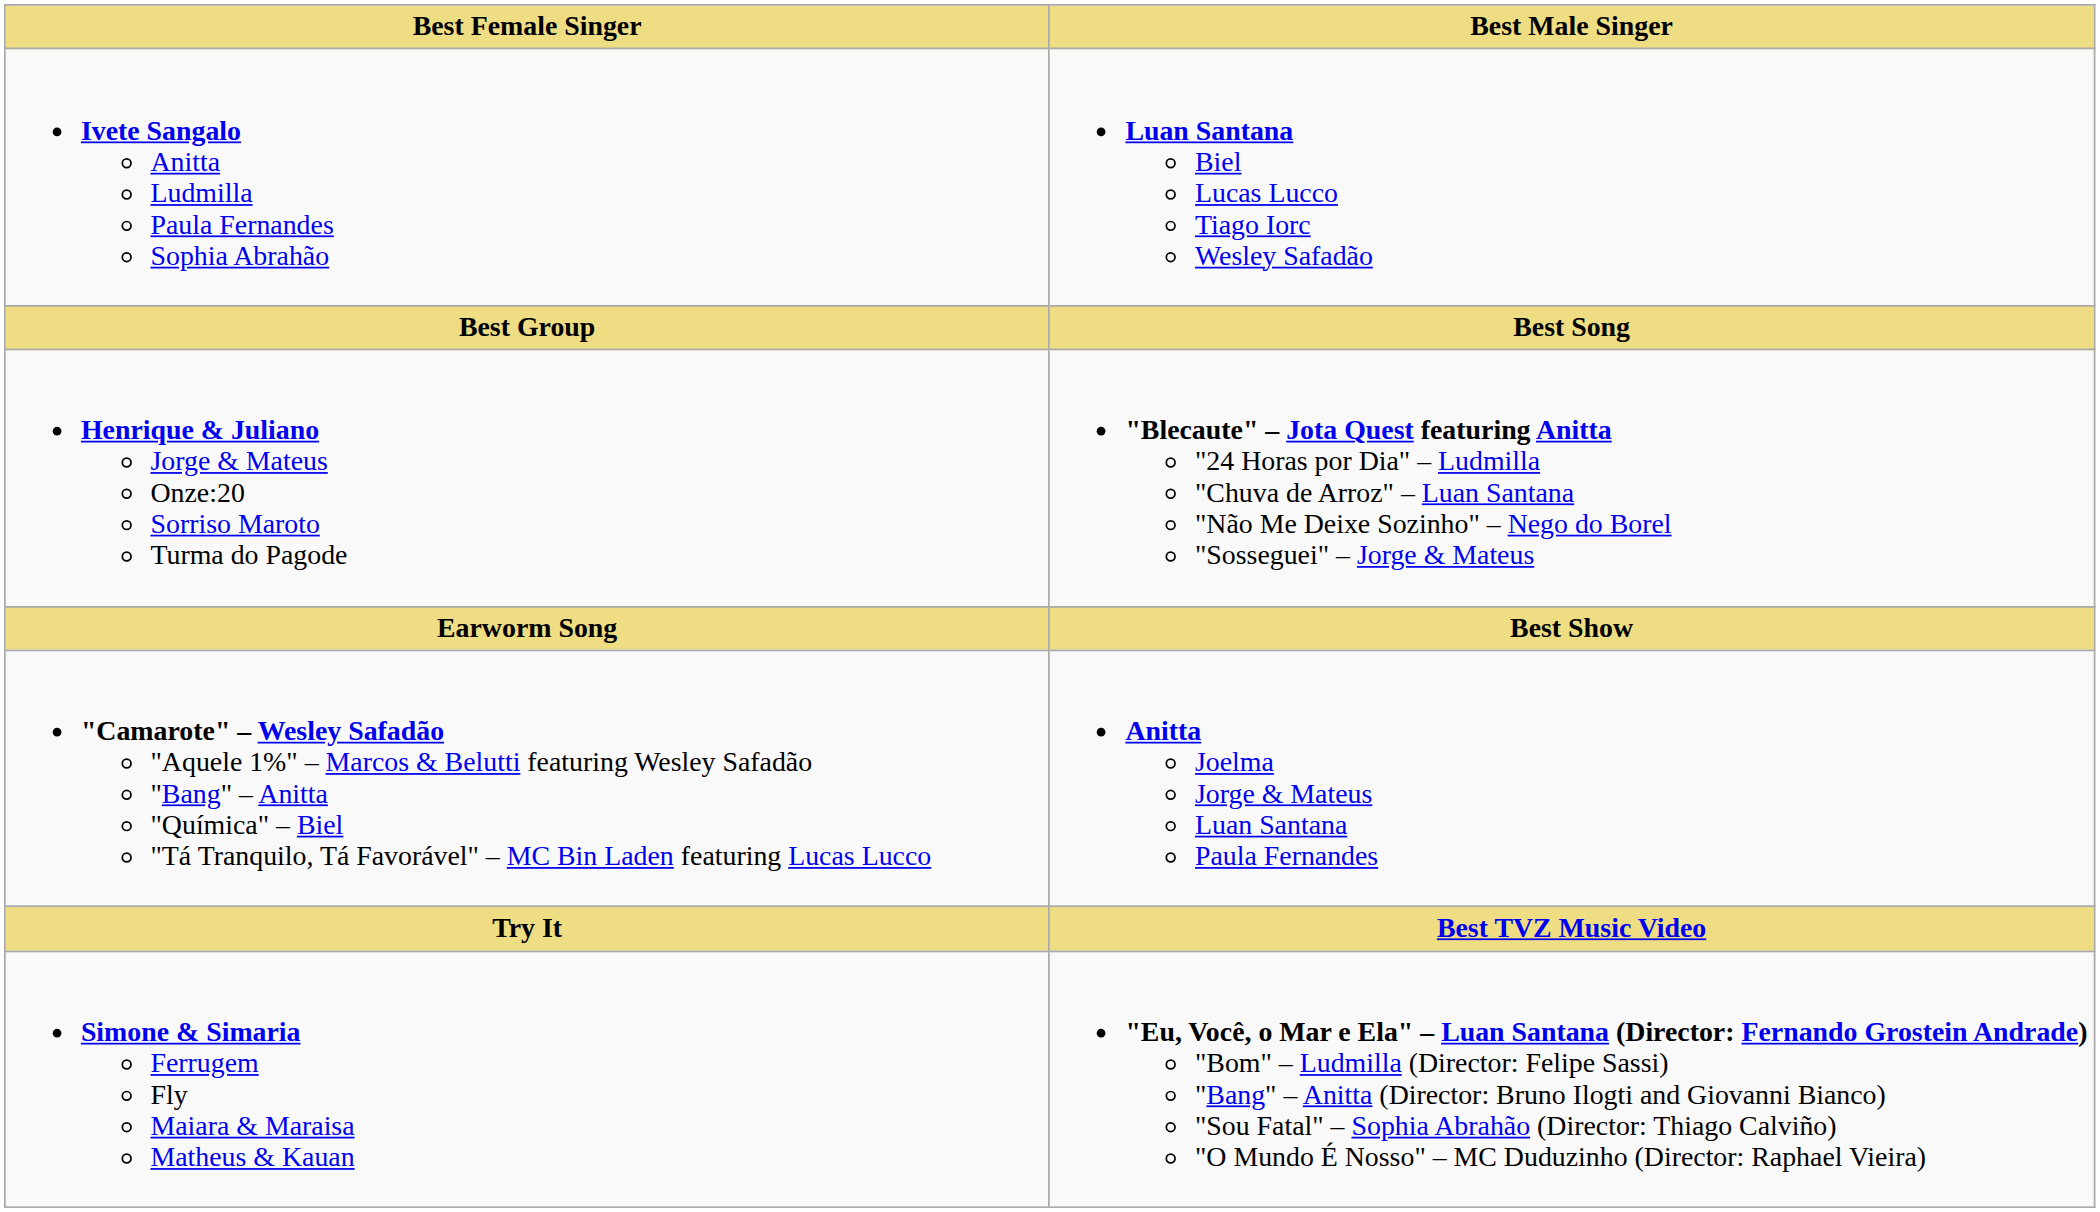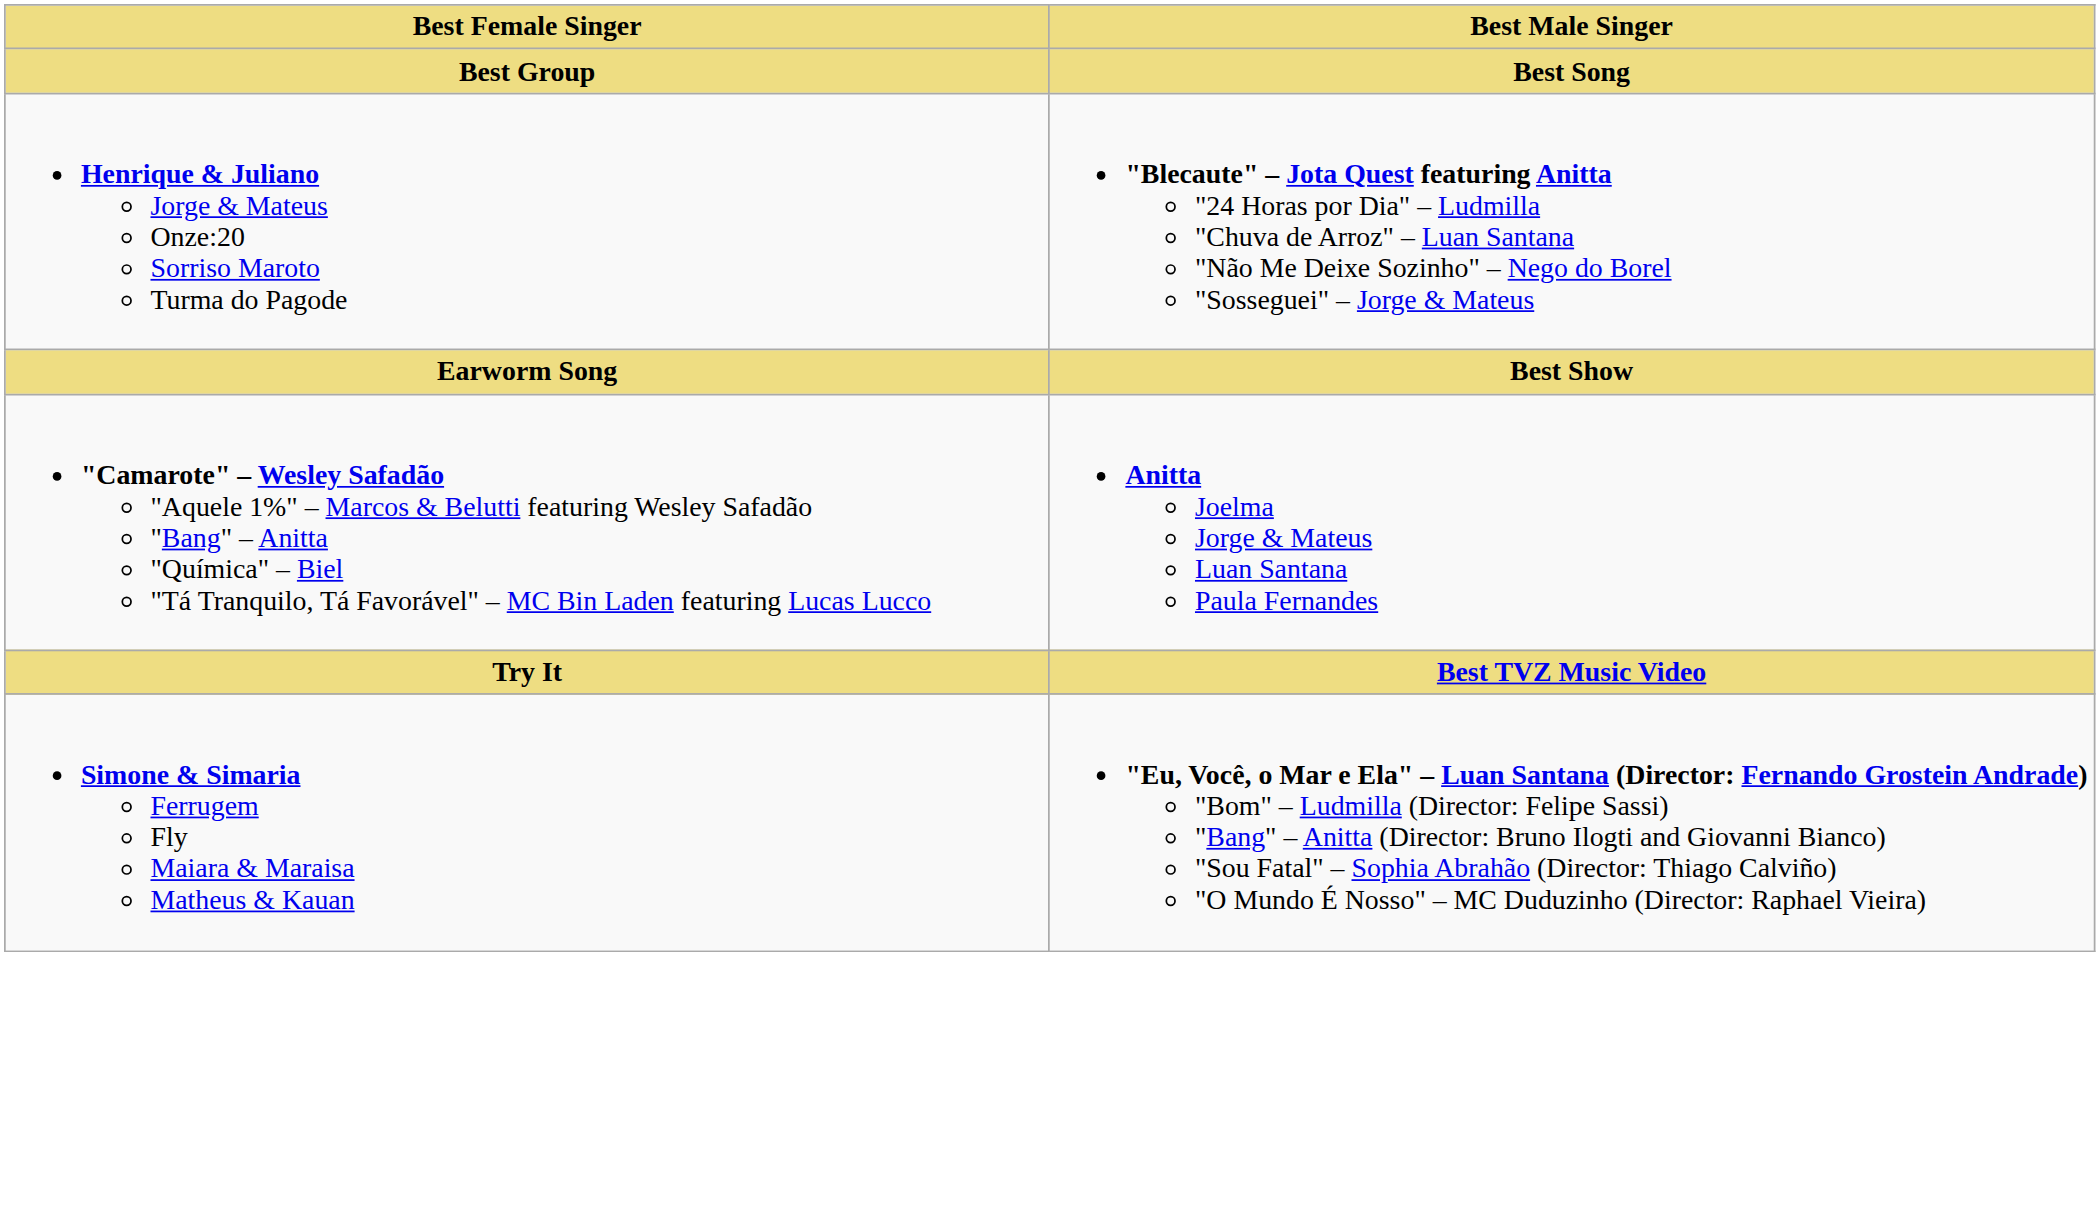- row: (527, 193)
